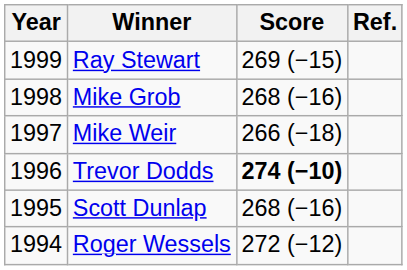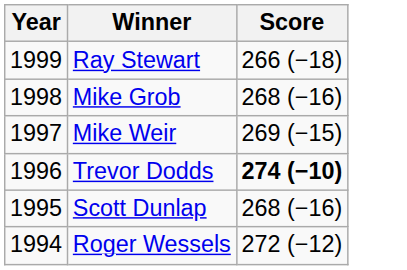- column: (375, 23)
(292, 60) 269 (−15) -> (292, 60) 266 (−18)
(292, 134) 266 (−18) -> (292, 134) 269 (−15)
